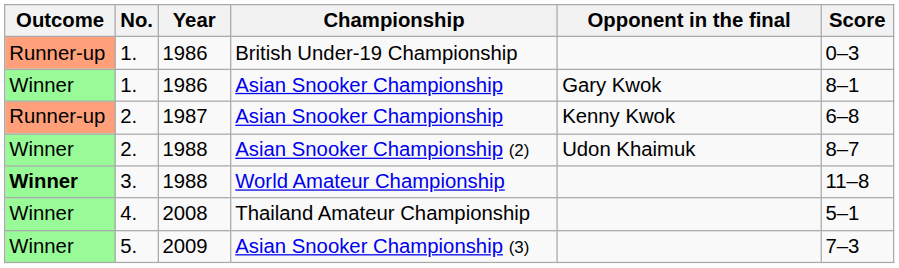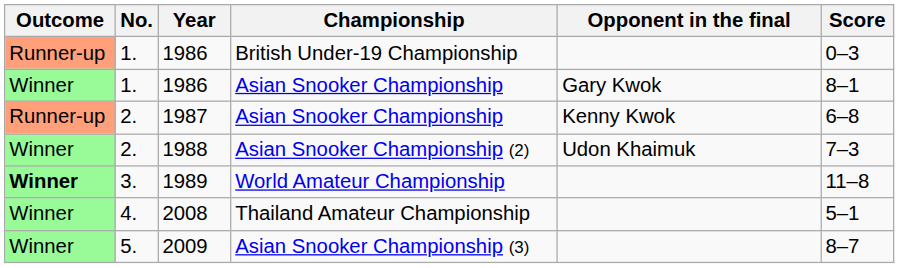(842, 149) 8–7 -> (842, 149) 7–3
(185, 181) 1988 -> (185, 181) 1989
(842, 246) 7–3 -> (842, 246) 8–7
